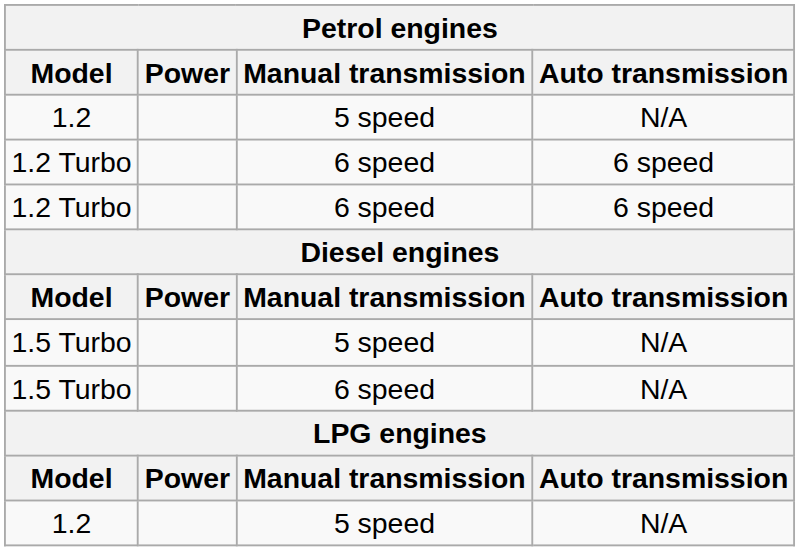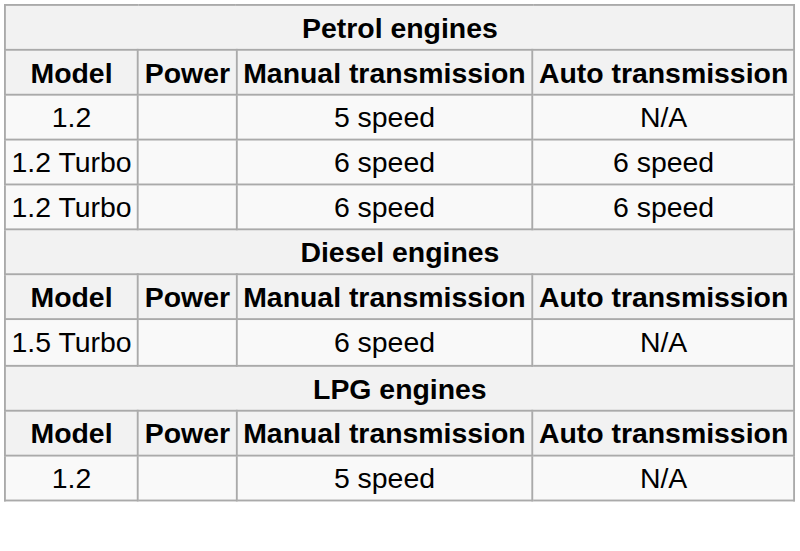- row: (72, 343)
